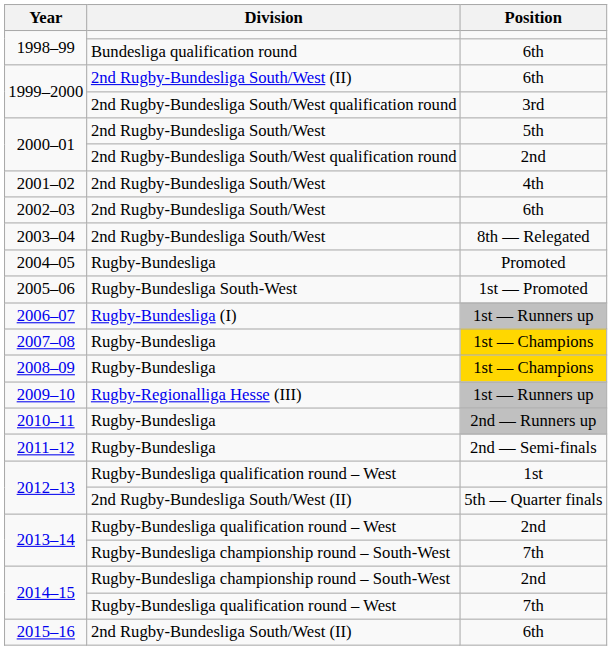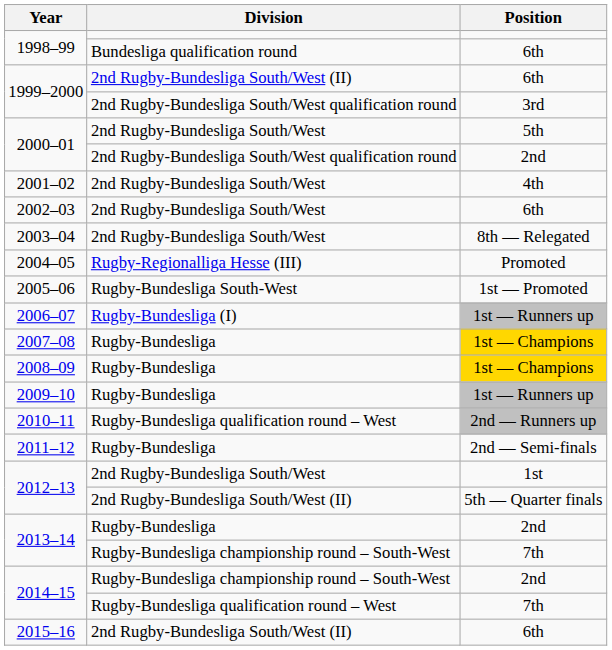(153, 262) Rugby-Bundesliga -> (196, 262) Rugby-Regionalliga Hesse (III)
(196, 394) Rugby-Regionalliga Hesse (III) -> (153, 394) Rugby-Bundesliga
(153, 421) Rugby-Bundesliga -> (244, 421) Rugby-Bundesliga qualification round – West
(244, 473) Rugby-Bundesliga qualification round – West -> (208, 473) 2nd Rugby-Bundesliga South/West
(244, 526) Rugby-Bundesliga qualification round – West -> (153, 526) Rugby-Bundesliga
